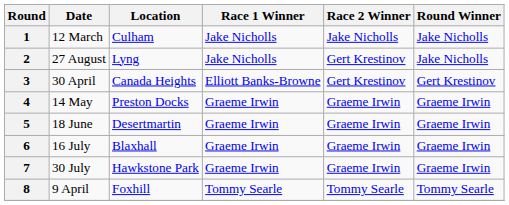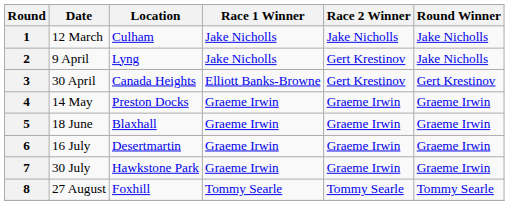(79, 58) 27 August -> (70, 58) 9 April
(146, 123) Desertmartin -> (134, 123) Blaxhall
(134, 145) Blaxhall -> (146, 145) Desertmartin
(70, 189) 9 April -> (79, 189) 27 August
